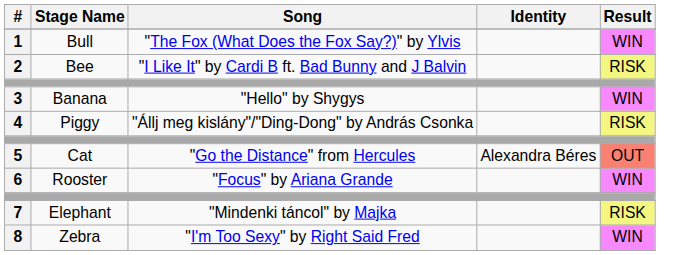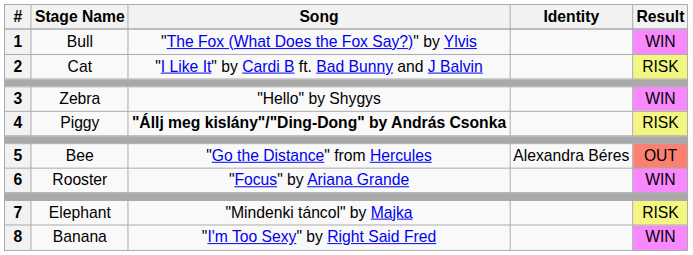(80, 66) Bee -> (80, 66) Cat
(80, 98) Banana -> (80, 98) Zebra
(303, 123) normal -> (319, 123) bold
(80, 155) Cat -> (80, 155) Bee
(80, 237) Zebra -> (80, 237) Banana
